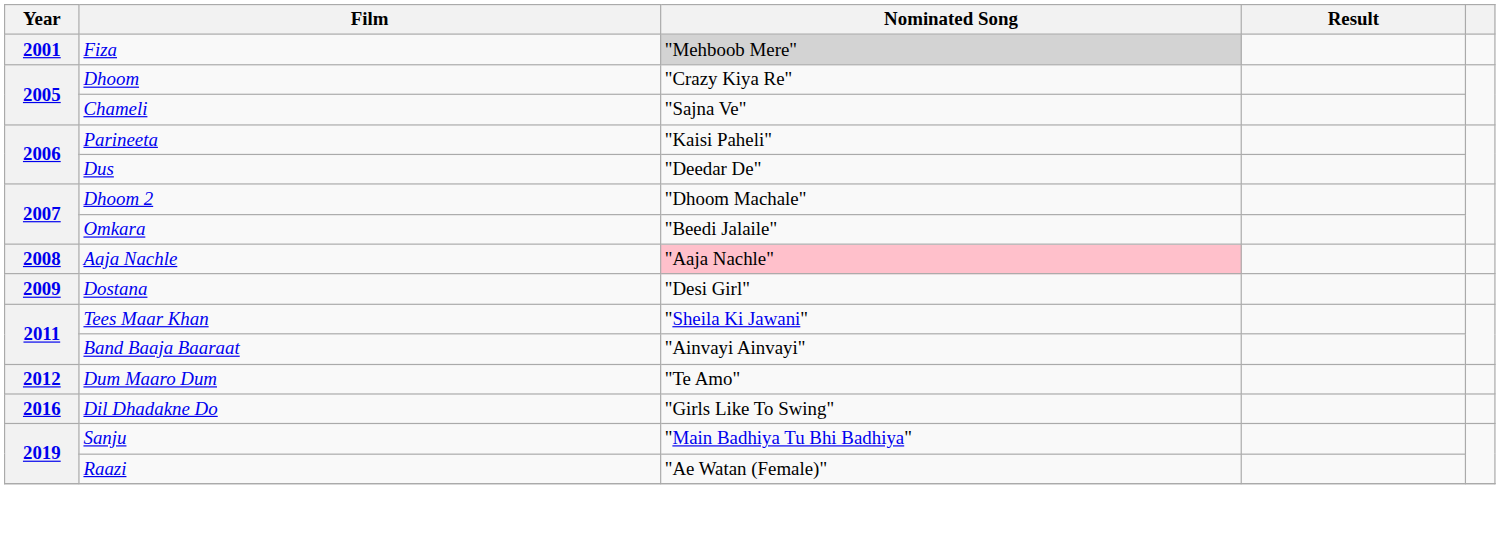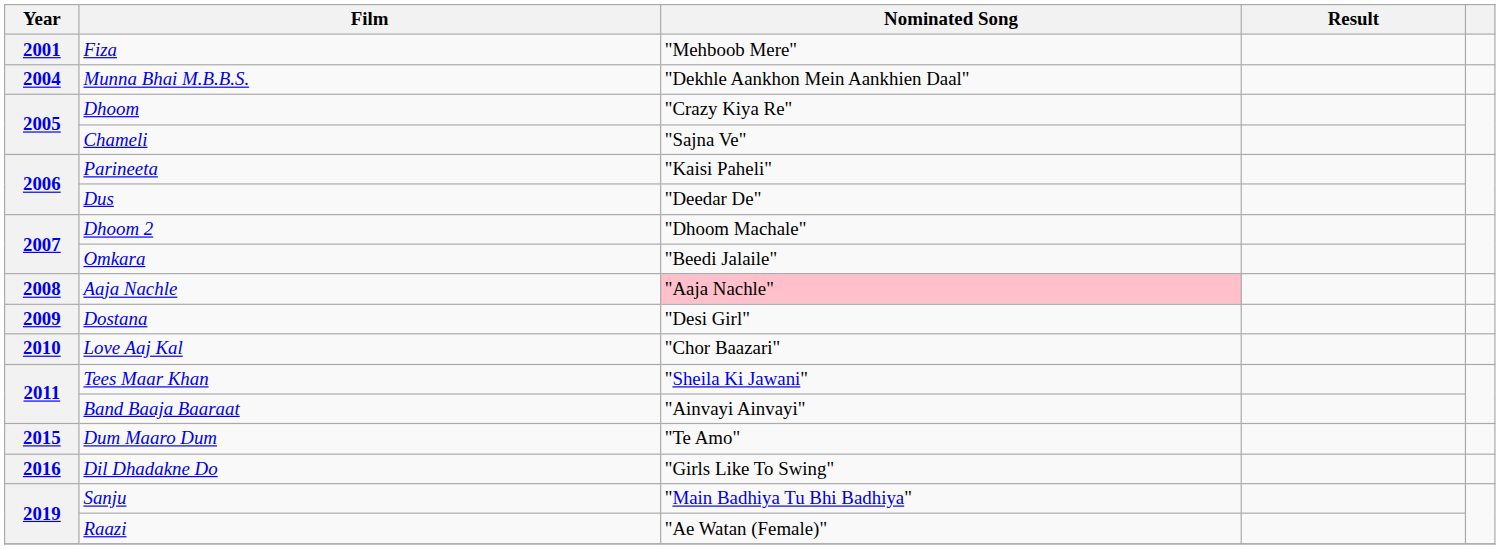(731, 49) lightgrey background -> (731, 49) no background
+ row: (166, 79)
+ row: (133, 348)
(42, 378) 2012 -> (42, 438) 2015
